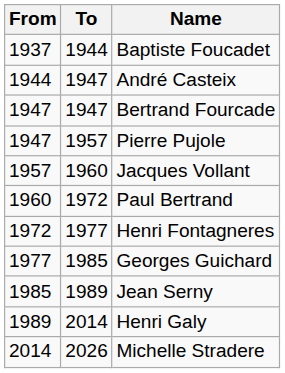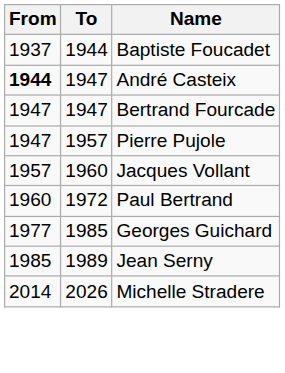(30, 79) normal -> (30, 79) bold
- row: (195, 230)
- row: (161, 321)
